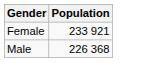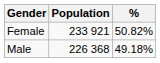+ column: (134, 13)
